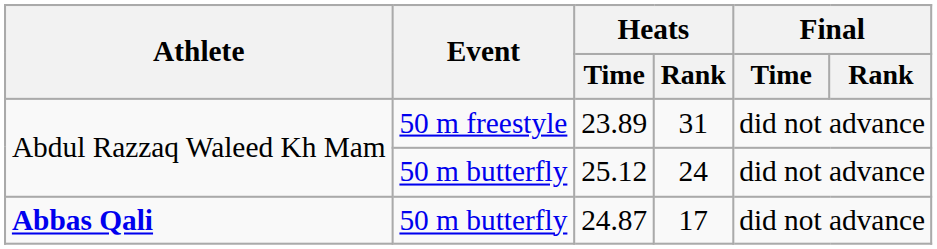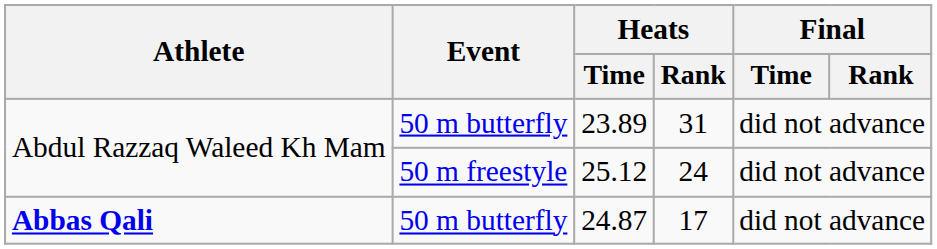(483, 123) 50 m freestyle -> (483, 123) 50 m butterfly
(483, 171) 50 m butterfly -> (483, 171) 50 m freestyle
